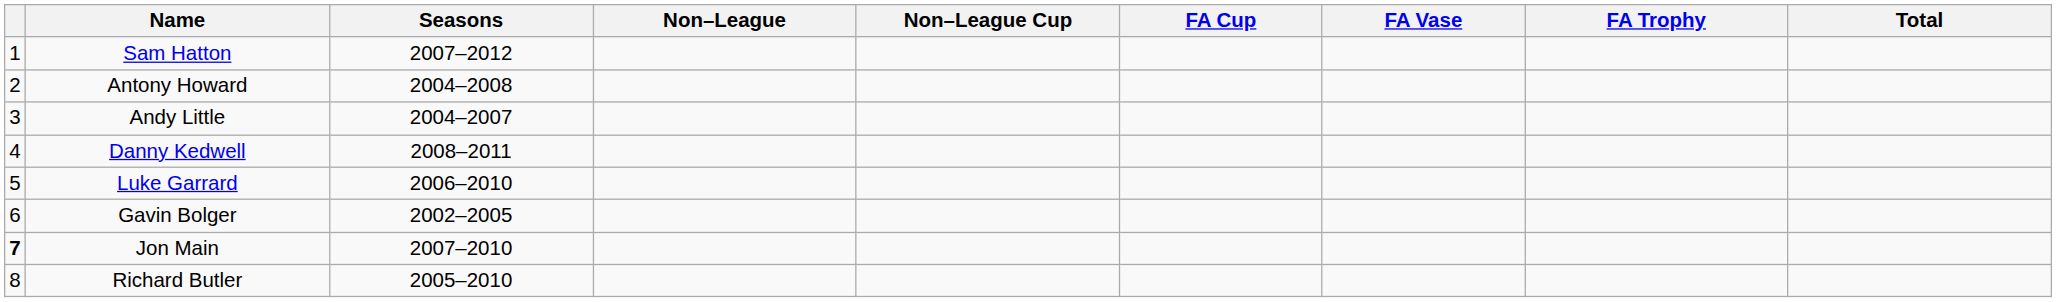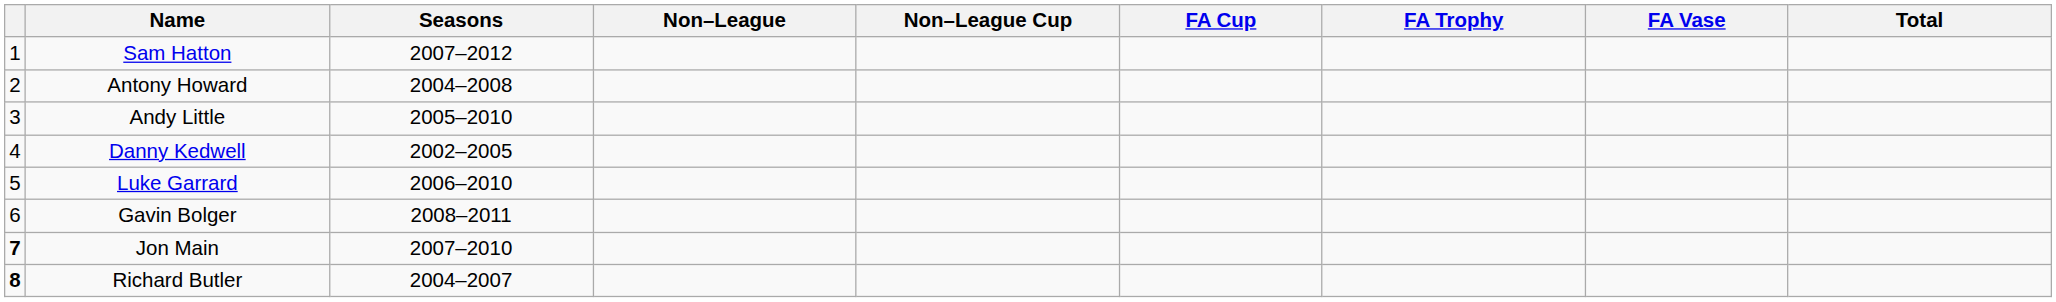columns swapped: (1656, 20) <-> (1423, 20)
(461, 118) 2004–2007 -> (461, 118) 2005–2010
(461, 150) 2008–2011 -> (461, 150) 2002–2005
(461, 215) 2002–2005 -> (461, 215) 2008–2011
(15, 280) normal -> (15, 280) bold
(461, 280) 2005–2010 -> (461, 280) 2004–2007
